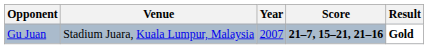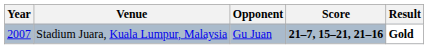columns swapped: (271, 14) <-> (32, 14)
